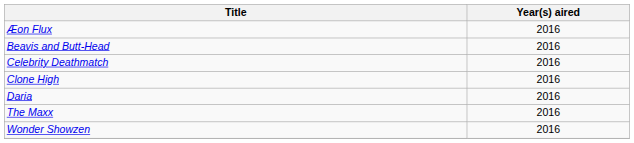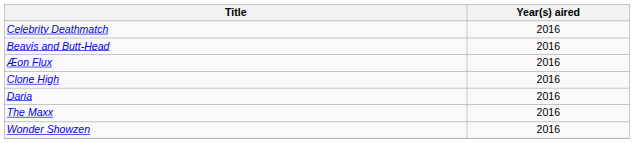rows swapped: (29, 29) <-> (58, 63)
